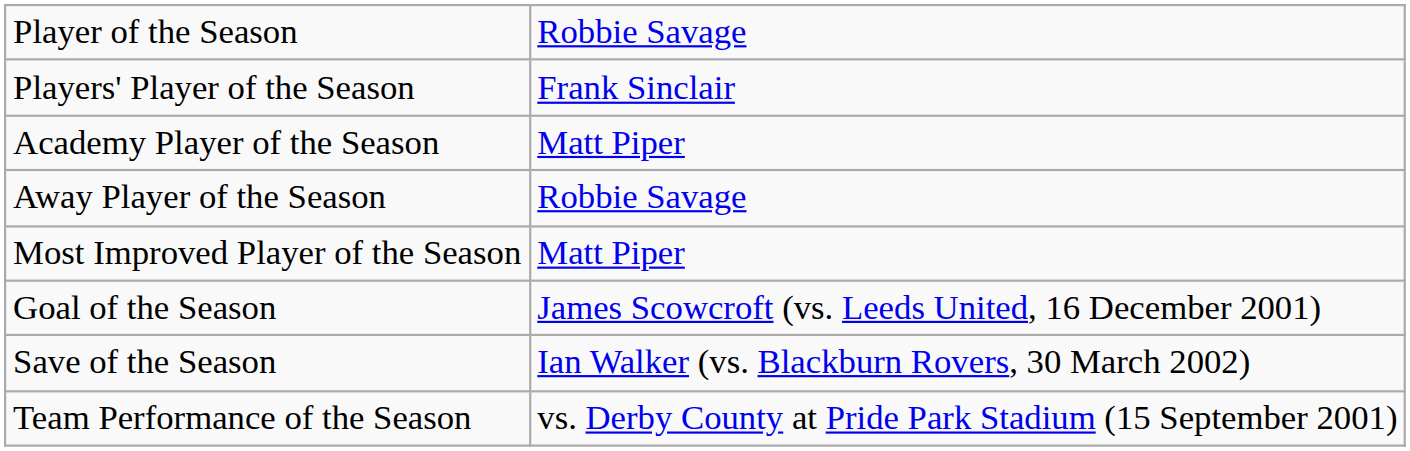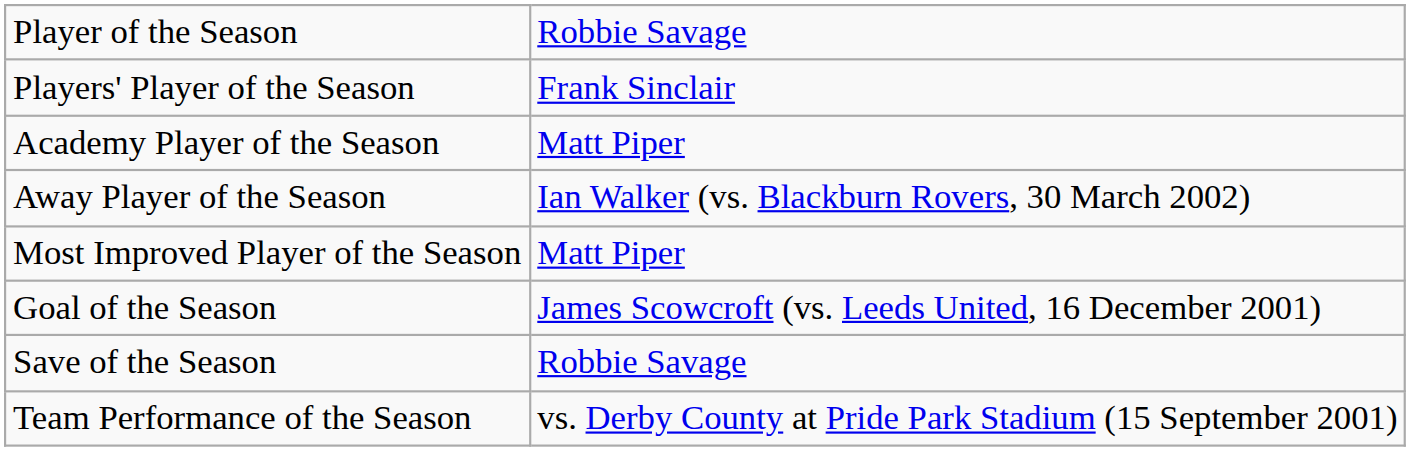(642, 197) Robbie Savage -> (894, 197) Ian Walker (vs. Blackburn Rovers, 30 March 2002)
(894, 362) Ian Walker (vs. Blackburn Rovers, 30 March 2002) -> (642, 362) Robbie Savage
